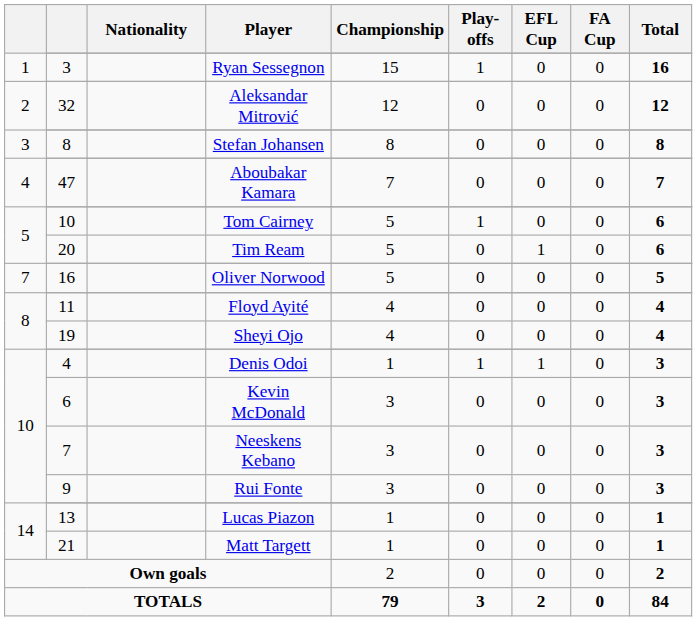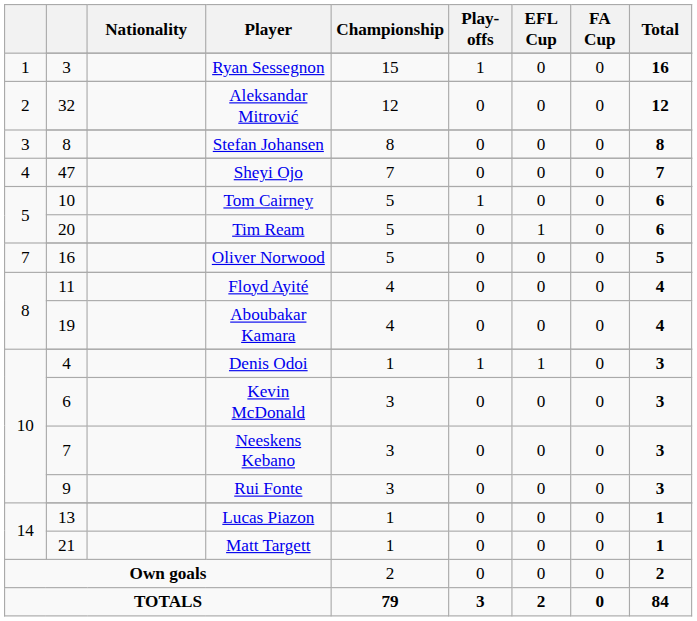(268, 182) Aboubakar Kamara -> (268, 172) Sheyi Ojo
(268, 334) Sheyi Ojo -> (268, 324) Aboubakar Kamara
